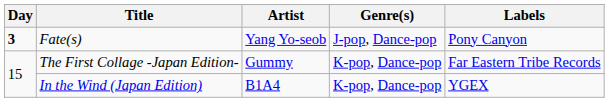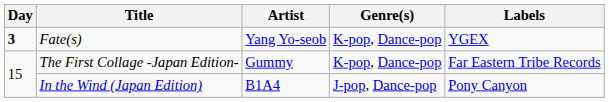(385, 39) J-pop, Dance-pop -> (387, 39) K-pop, Dance-pop
(488, 39) Pony Canyon -> (468, 39) YGEX
(387, 85) K-pop, Dance-pop -> (385, 85) J-pop, Dance-pop
(468, 85) YGEX -> (488, 85) Pony Canyon
